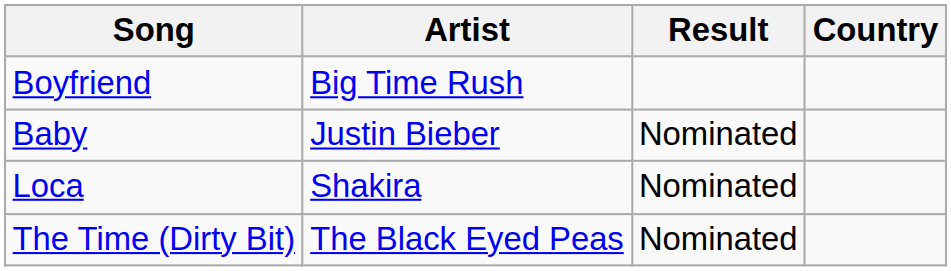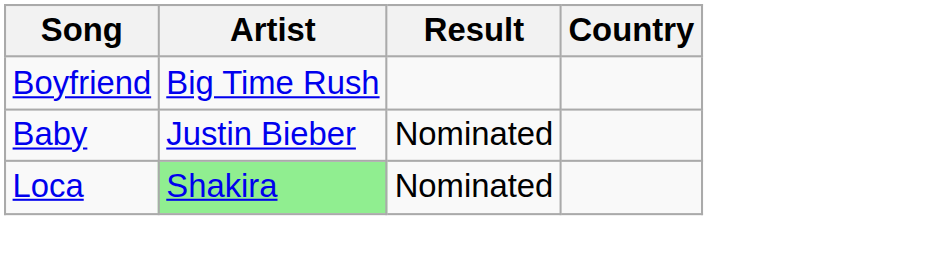(366, 186) no background -> (222, 186) lightgreen background
- row: (154, 238)
